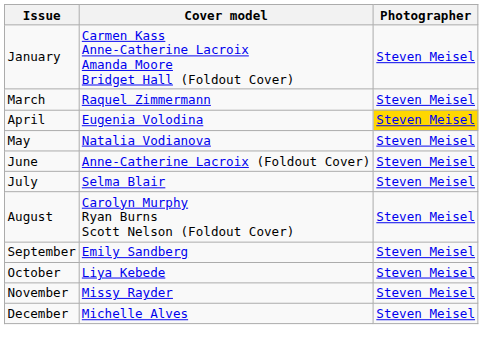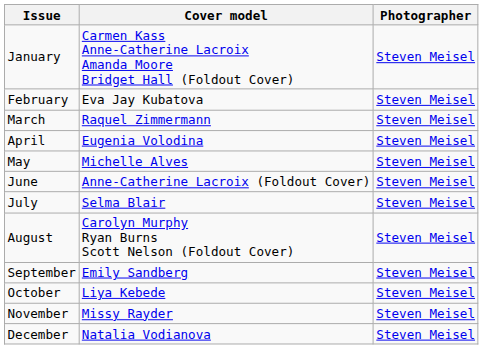+ row: (38, 100)
(426, 120) gold background -> (426, 141) no background
(146, 141) Natalia Vodianova -> (135, 161) Michelle Alves
(135, 314) Michelle Alves -> (146, 334) Natalia Vodianova
